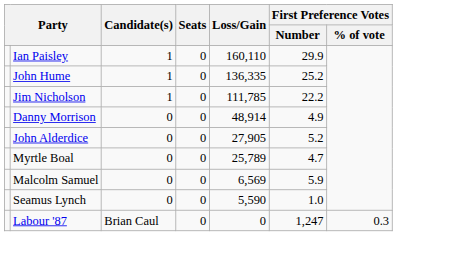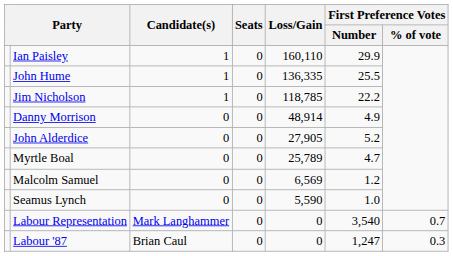(313, 76) 25.2 -> (369, 76) 25.5
(246, 97) 111,785 -> (302, 97) 118,785
(316, 179) 5.9 -> (372, 179) 1.2
+ row: (70, 220)
